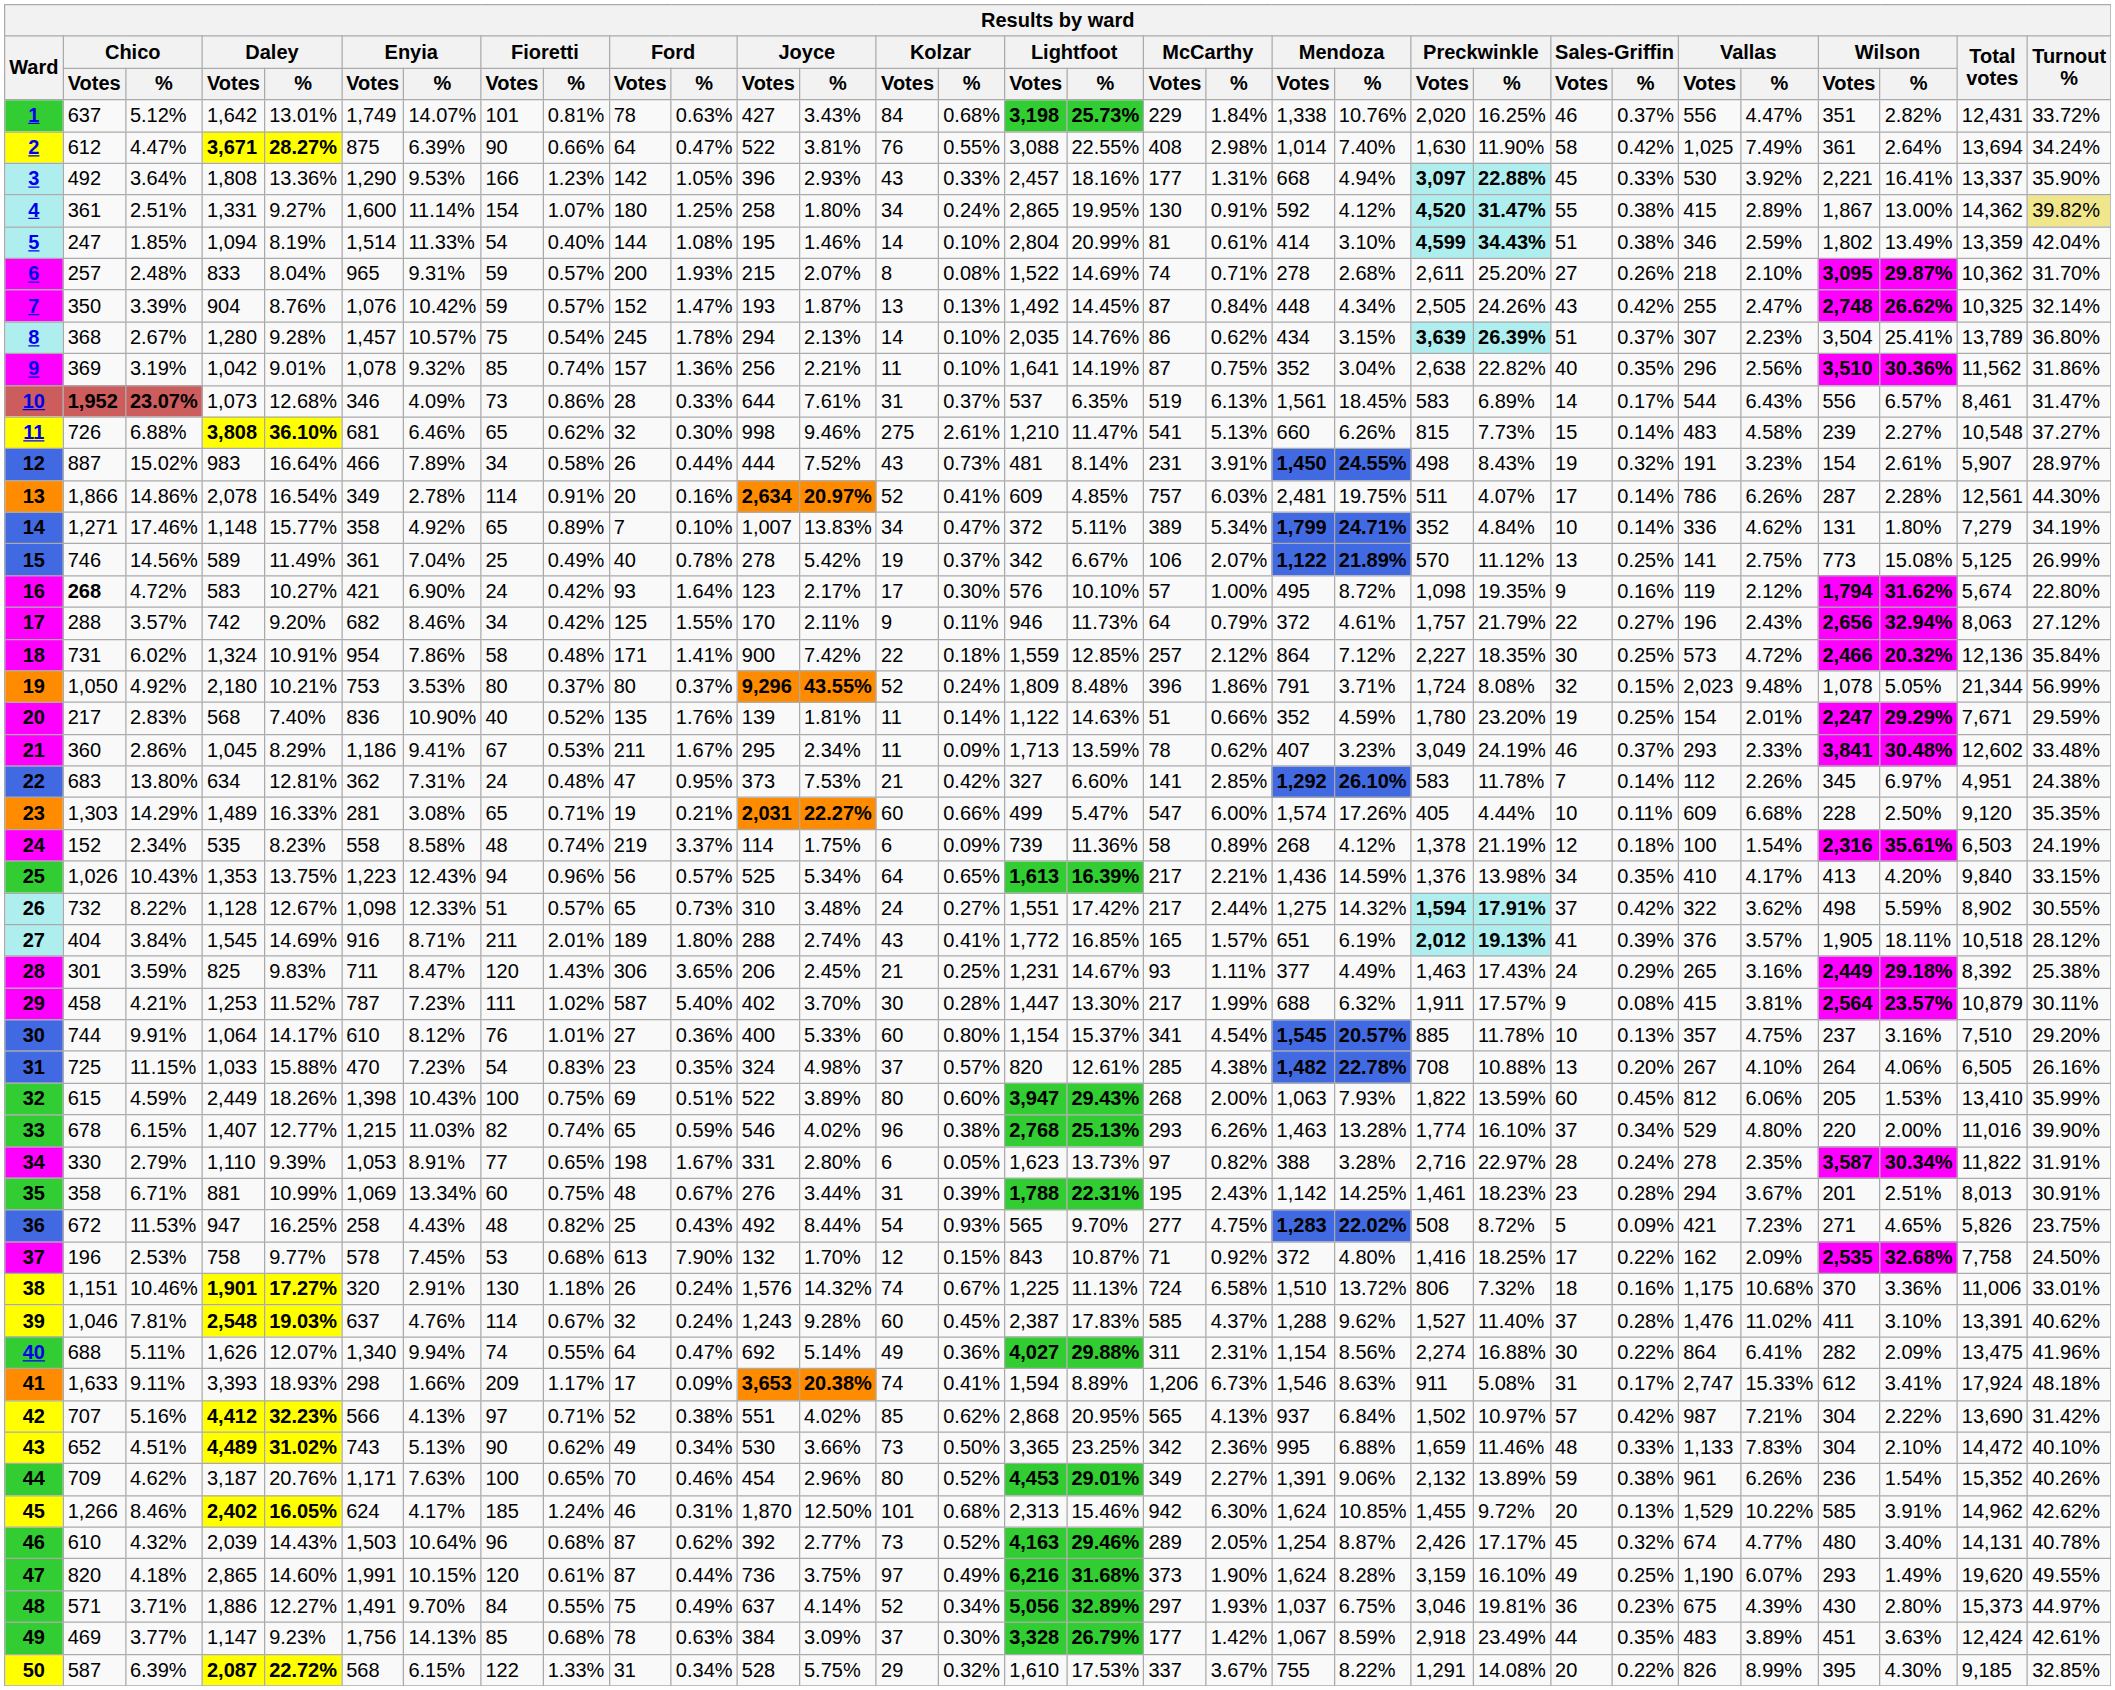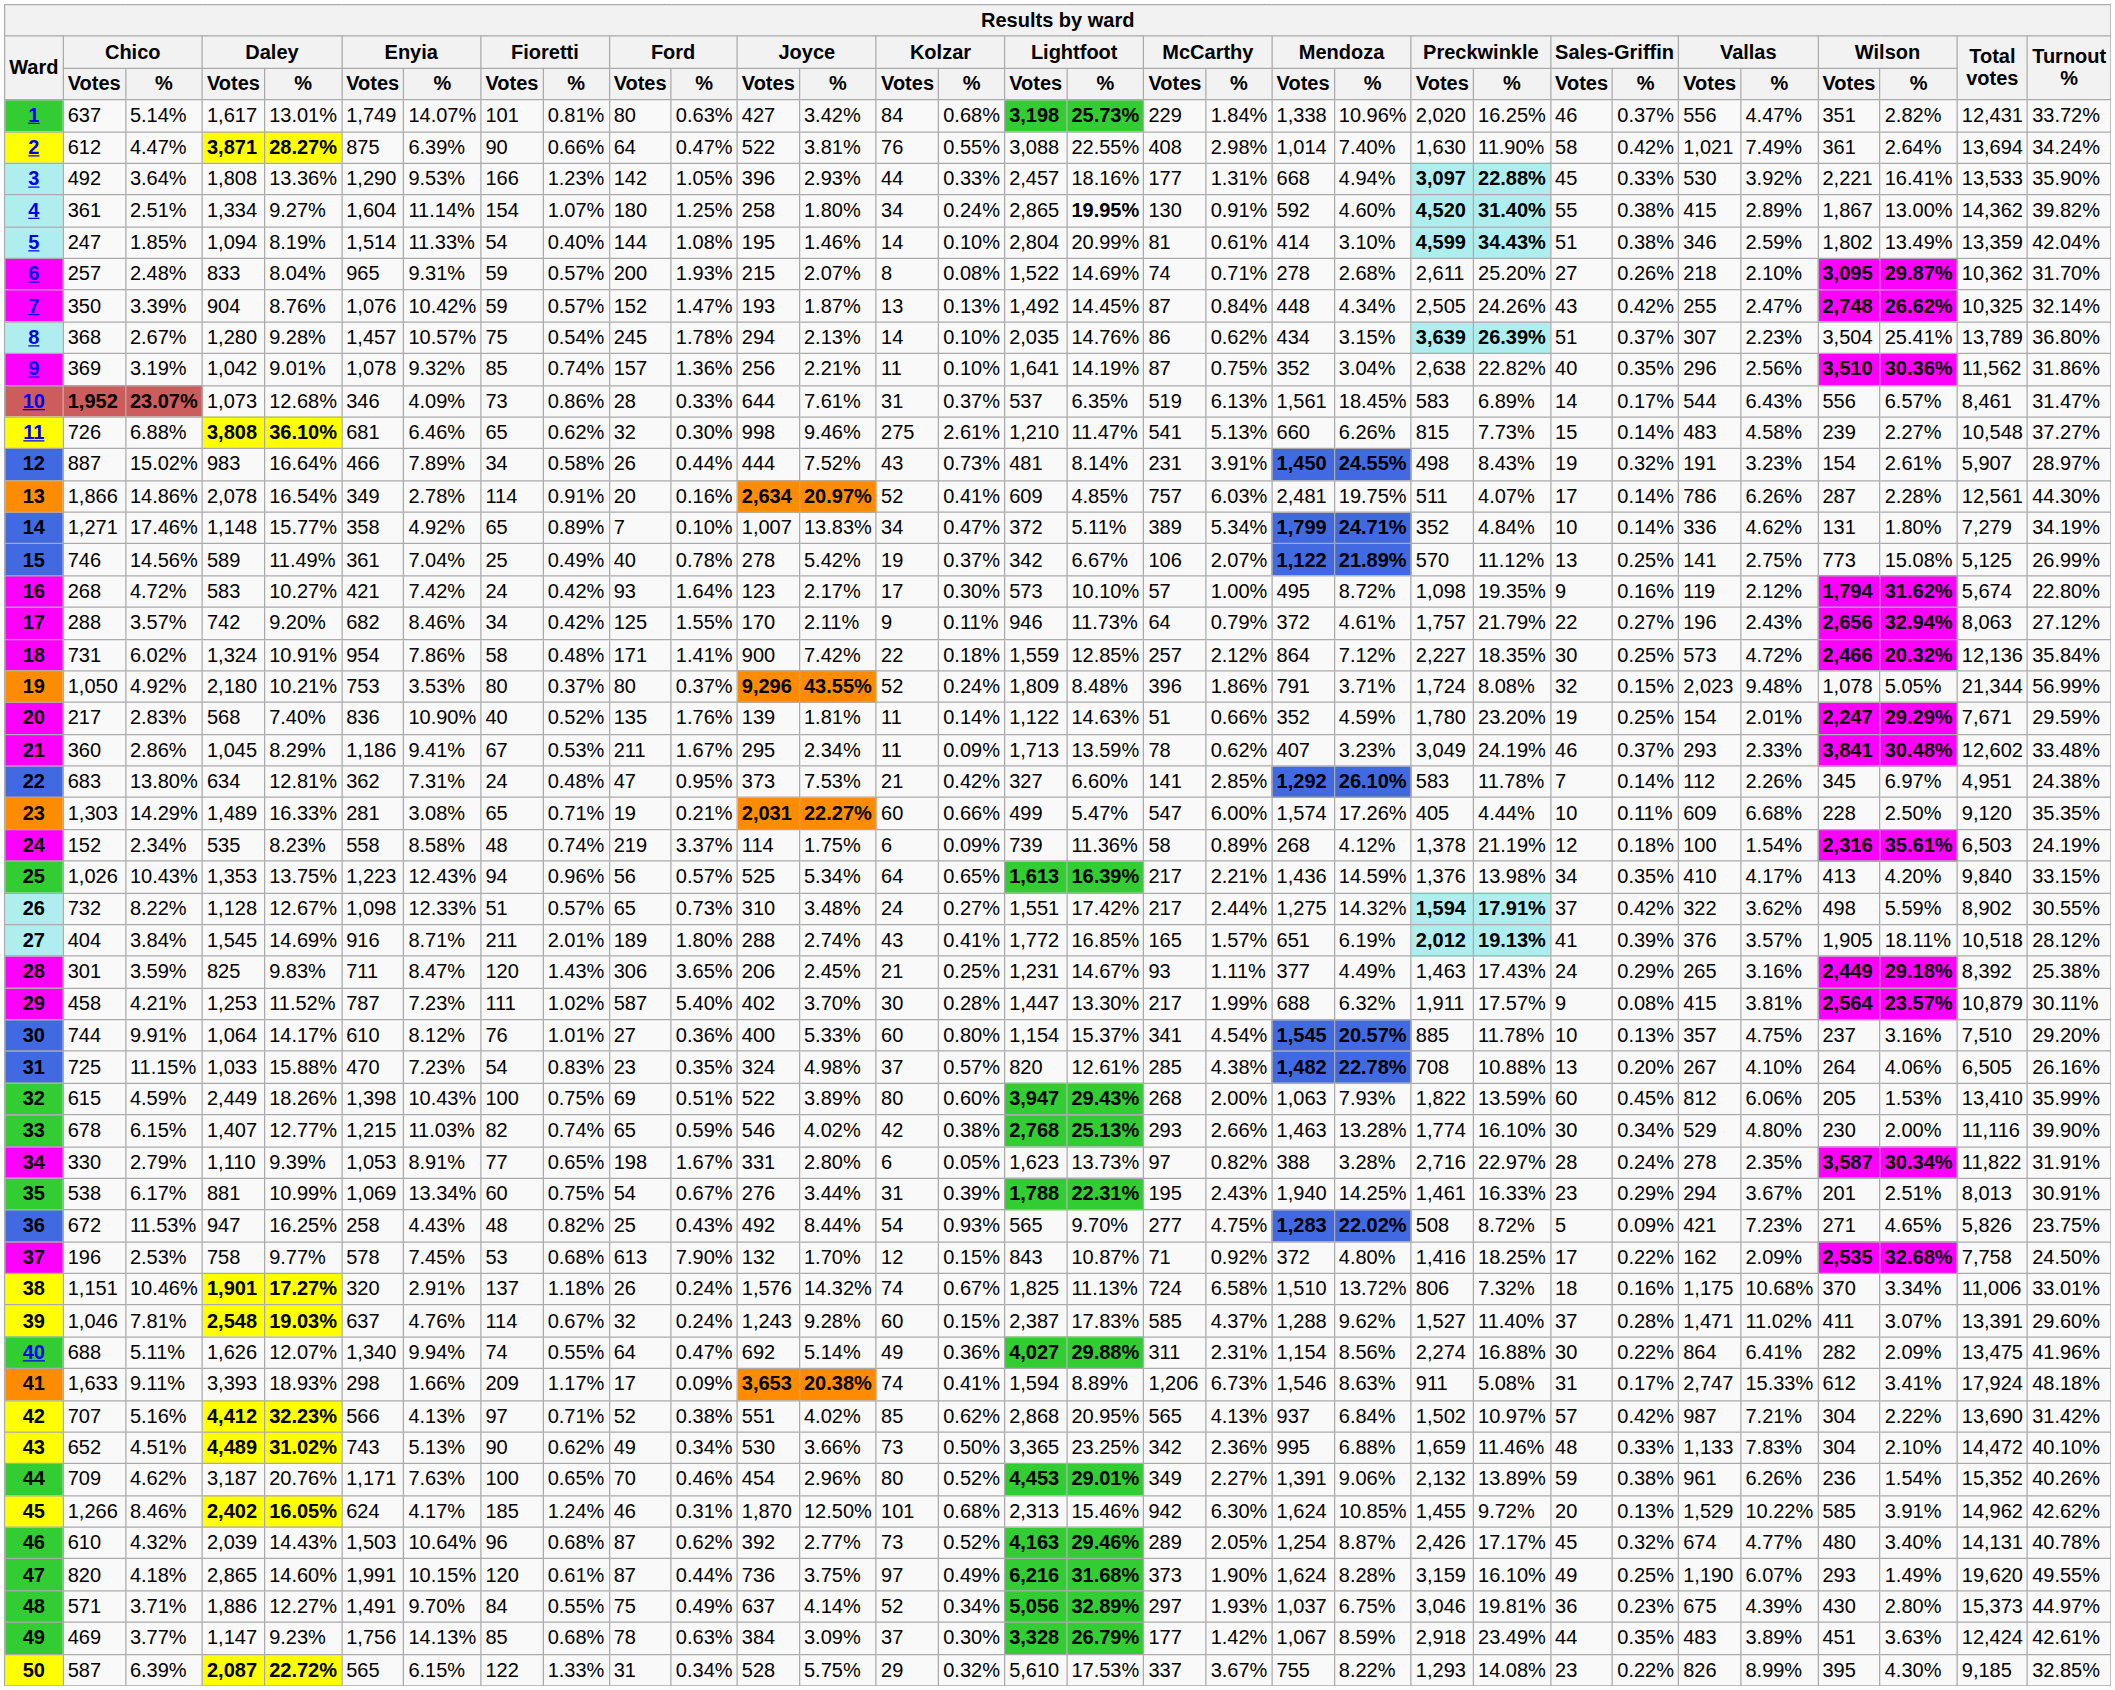(158, 115) 5.12% -> (158, 115) 5.14%
(232, 115) 1,642 -> (232, 115) 1,617
(625, 115) 78 -> (625, 115) 80
(832, 115) 3.43% -> (832, 115) 3.42%
(1373, 115) 10.76% -> (1373, 115) 10.96%
(232, 147) 3,671 -> (232, 147) 3,871
(1708, 147) 1,025 -> (1708, 147) 1,021
(892, 178) 43 -> (892, 178) 44
(1992, 178) 13,337 -> (1992, 178) 13,533
(232, 210) 1,331 -> (232, 210) 1,334
(371, 210) 1,600 -> (371, 210) 1,604
(1105, 210) normal -> (1105, 210) bold
(1367, 210) 4.12% -> (1367, 210) 4.60%
(1512, 210) 31.47% -> (1512, 210) 31.40%
(2066, 210) khaki background -> (2066, 210) no background
(84, 591) bold -> (84, 591) normal
(437, 591) 6.90% -> (437, 591) 7.42%
(1026, 591) 576 -> (1026, 591) 573
(892, 1130) 96 -> (892, 1130) 42
(1239, 1130) 6.26% -> (1239, 1130) 2.66%
(1566, 1130) 37 -> (1566, 1130) 30
(1839, 1130) 220 -> (1839, 1130) 230
(1992, 1130) 11,016 -> (1991, 1130) 11,116
(84, 1193) 358 -> (84, 1193) 538
(158, 1193) 6.71% -> (158, 1193) 6.17%
(625, 1193) 48 -> (625, 1193) 54
(1302, 1193) 1,142 -> (1302, 1193) 1,940
(1512, 1193) 18.23% -> (1512, 1193) 16.33%
(1646, 1193) 0.28% -> (1646, 1193) 0.29%
(502, 1289) 130 -> (502, 1289) 137
(1034, 1289) 1,225 -> (1034, 1289) 1,825
(1913, 1289) 3.36% -> (1913, 1289) 3.34%
(972, 1320) 0.45% -> (972, 1320) 0.15%
(1708, 1320) 1,476 -> (1708, 1320) 1,471
(1913, 1320) 3.10% -> (1913, 1320) 3.07%
(2066, 1320) 40.62% -> (2066, 1320) 29.60%
(363, 1669) 568 -> (363, 1669) 565
(1034, 1669) 1,610 -> (1034, 1669) 5,610
(1441, 1669) 1,291 -> (1441, 1669) 1,293
(1566, 1669) 20 -> (1566, 1669) 23
